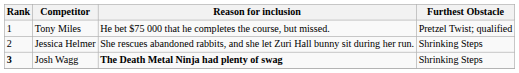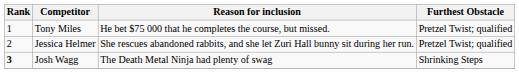(451, 44) Shrinking Steps -> (466, 44) Pretzel Twist; qualified
(191, 60) bold -> (186, 60) normal
